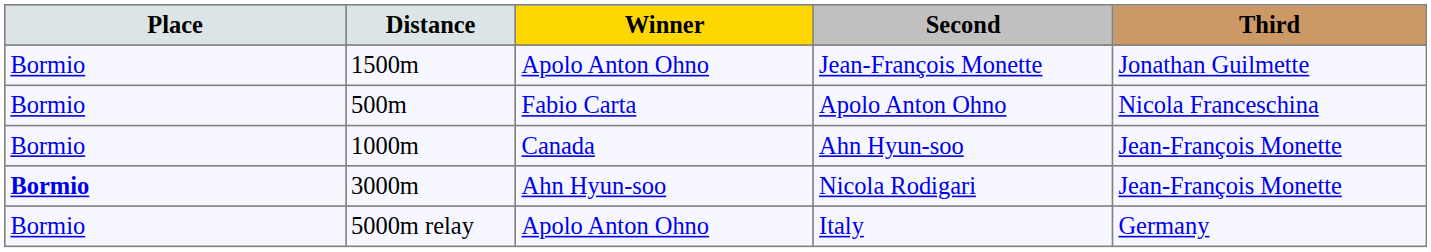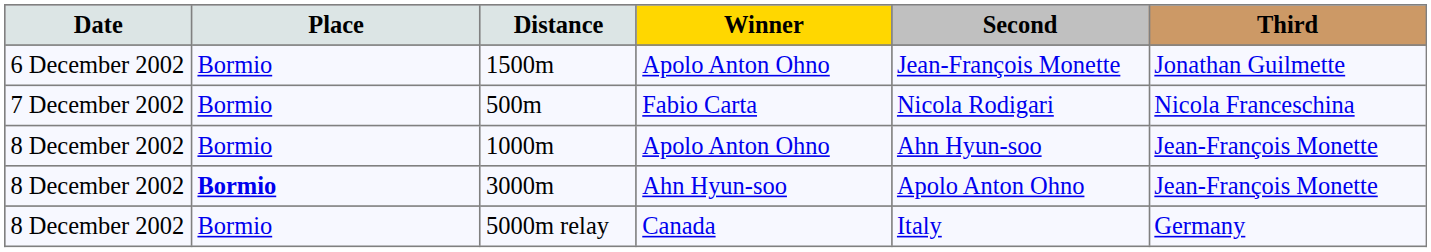+ column: (98, 24)
(913, 105) Apolo Anton Ohno -> (975, 105) Nicola Rodigari
(558, 145) Canada -> (736, 145) Apolo Anton Ohno
(897, 185) Nicola Rodigari -> (991, 185) Apolo Anton Ohno
(615, 225) Apolo Anton Ohno -> (679, 225) Canada
